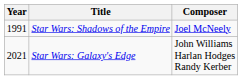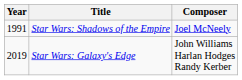(17, 55) 2021 -> (17, 55) 2019
